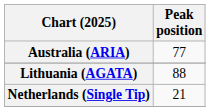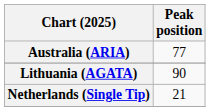(179, 73) 88 -> (179, 73) 90
